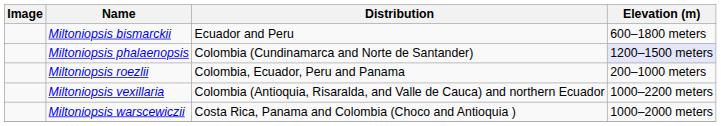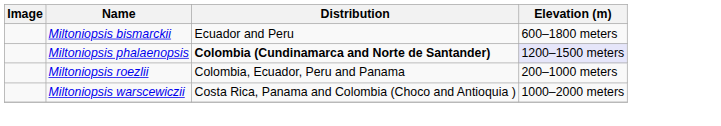(334, 53) normal -> (342, 53) bold
- row: (106, 92)
